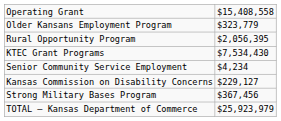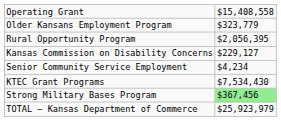rows swapped: (55, 53) <-> (110, 81)
(238, 95) no background -> (238, 95) lightgreen background
